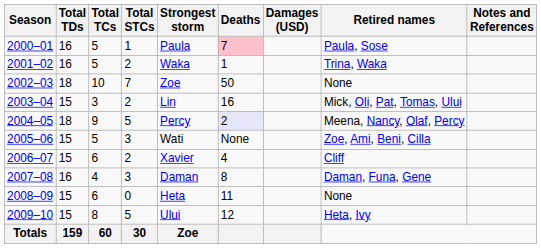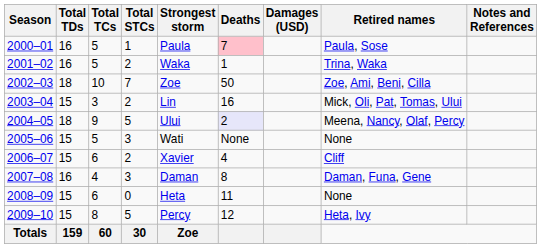(338, 83) None -> (377, 83) Zoe, Ami, Beni, Cilla
(175, 121) Percy -> (170, 121) Ului
(377, 139) Zoe, Ami, Beni, Cilla -> (338, 139) None
(170, 214) Ului -> (175, 214) Percy
